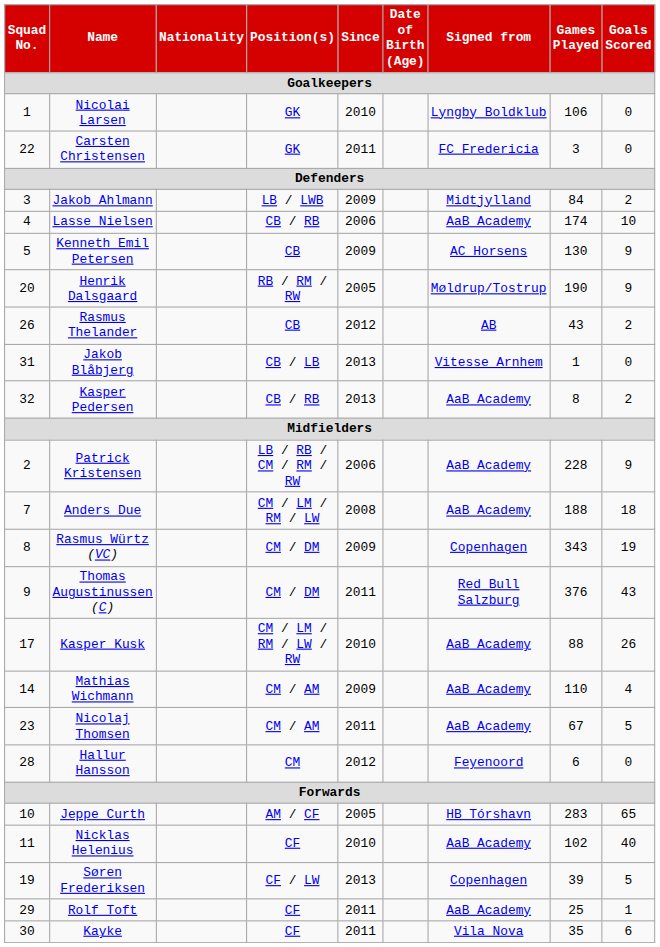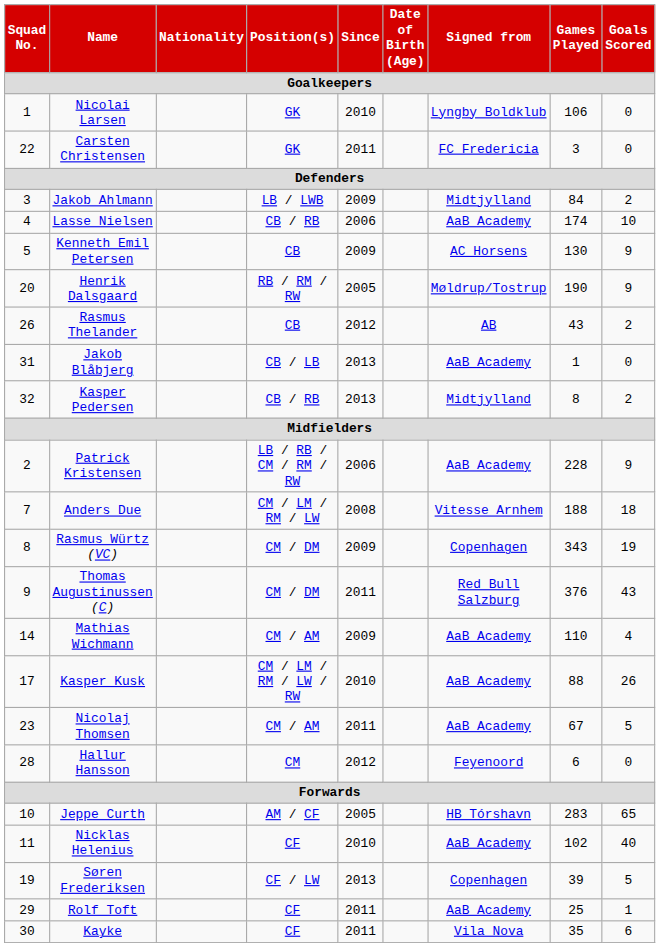(489, 362) Vitesse Arnhem -> (489, 362) AaB Academy
(489, 399) AaB Academy -> (489, 399) Midtjylland
(489, 510) AaB Academy -> (489, 510) Vitesse Arnhem
rows swapped: (103, 689) <-> (103, 644)
